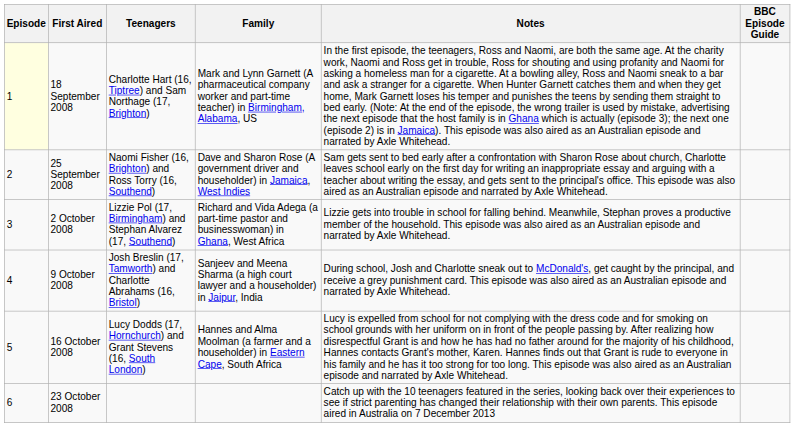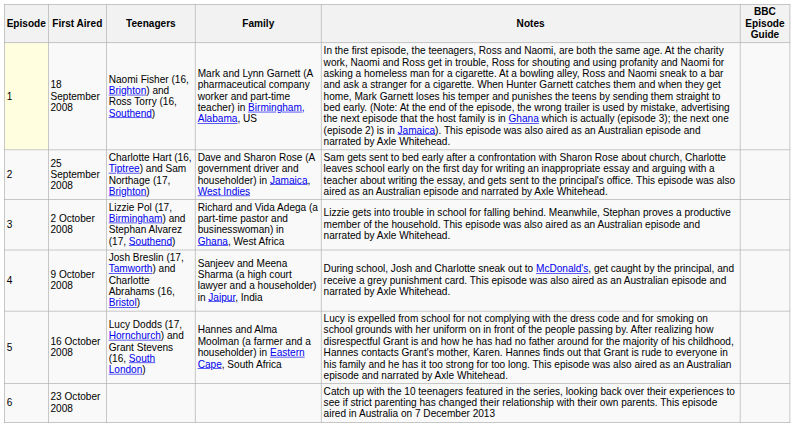(150, 96) Charlotte Hart (16, Tiptree) and Sam Northage (17, Brighton) -> (149, 96) Naomi Fisher (16, Brighton) and Ross Torry (16, Southend)
(149, 174) Naomi Fisher (16, Brighton) and Ross Torry (16, Southend) -> (150, 174) Charlotte Hart (16, Tiptree) and Sam Northage (17, Brighton)
